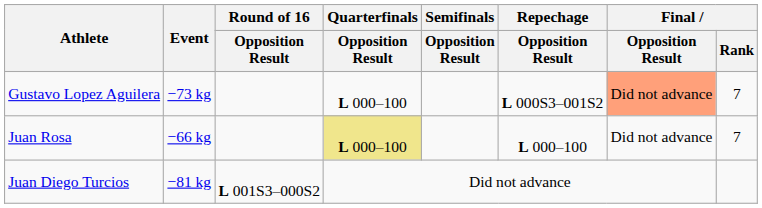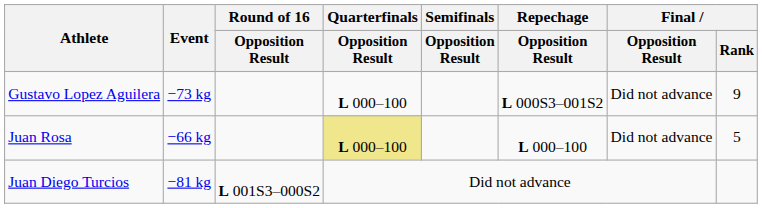(662, 94) lightsalmon background -> (662, 94) no background
(737, 94) 7 -> (737, 94) 9
(737, 138) 7 -> (737, 138) 5
